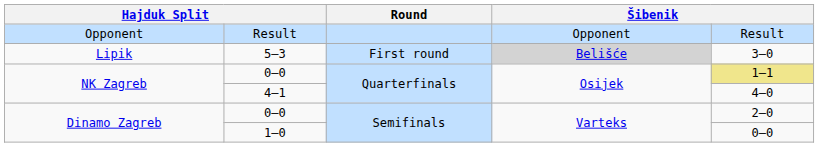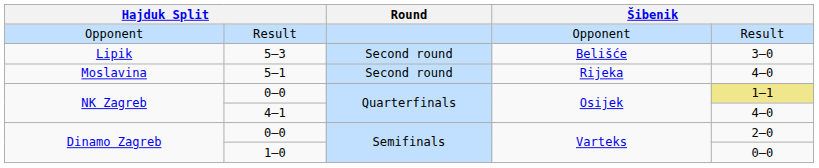(409, 54) First round -> (409, 54) Second round
(602, 54) lightgrey background -> (602, 54) no background
+ row: (114, 73)
